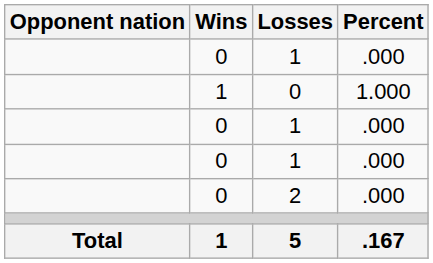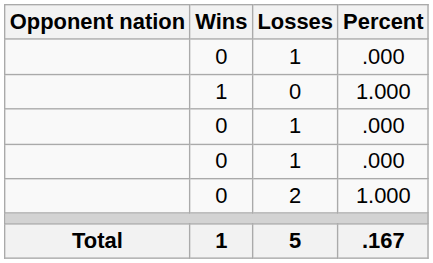(383, 195) .000 -> (383, 195) 1.000
